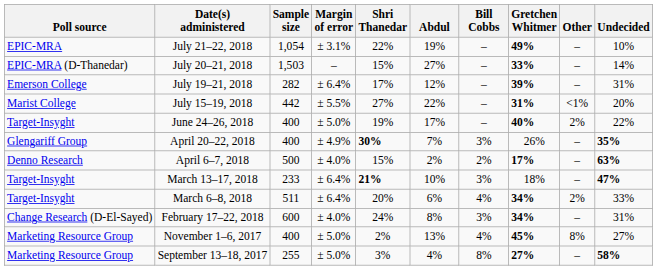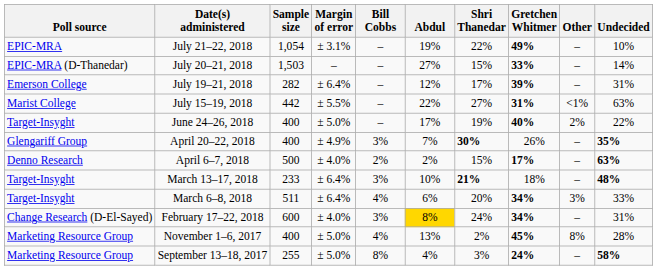columns swapped: (484, 21) <-> (383, 21)
(624, 103) 20% -> (624, 103) 63%
(609, 179) 47% -> (609, 179) 48%
(577, 198) 2% -> (577, 198) 3%
(434, 217) no background -> (430, 217) gold background
(624, 236) 27% -> (624, 236) 28%
(523, 255) 27% -> (523, 255) 24%
